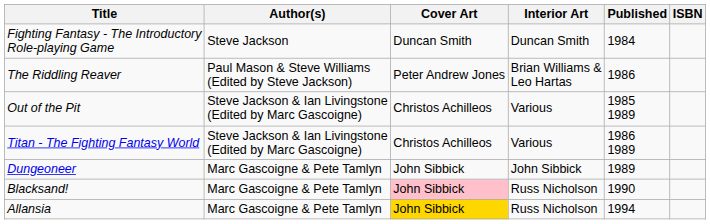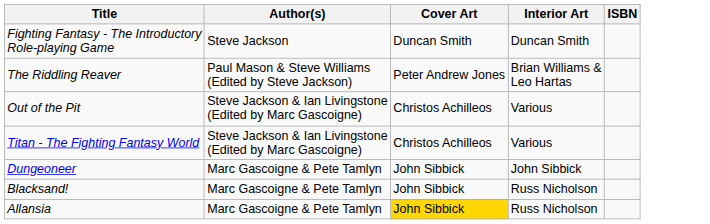- column: (637, 14)
(429, 189) pink background -> (429, 189) no background
